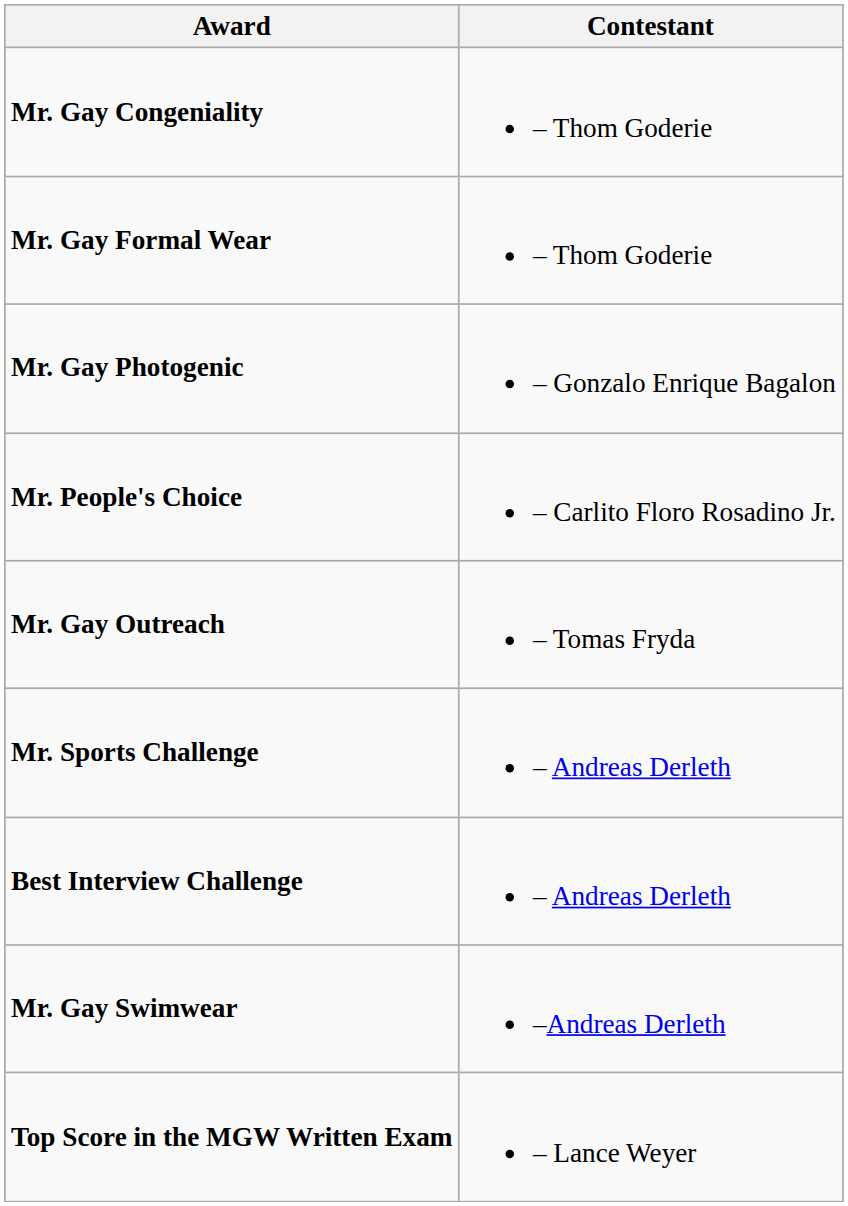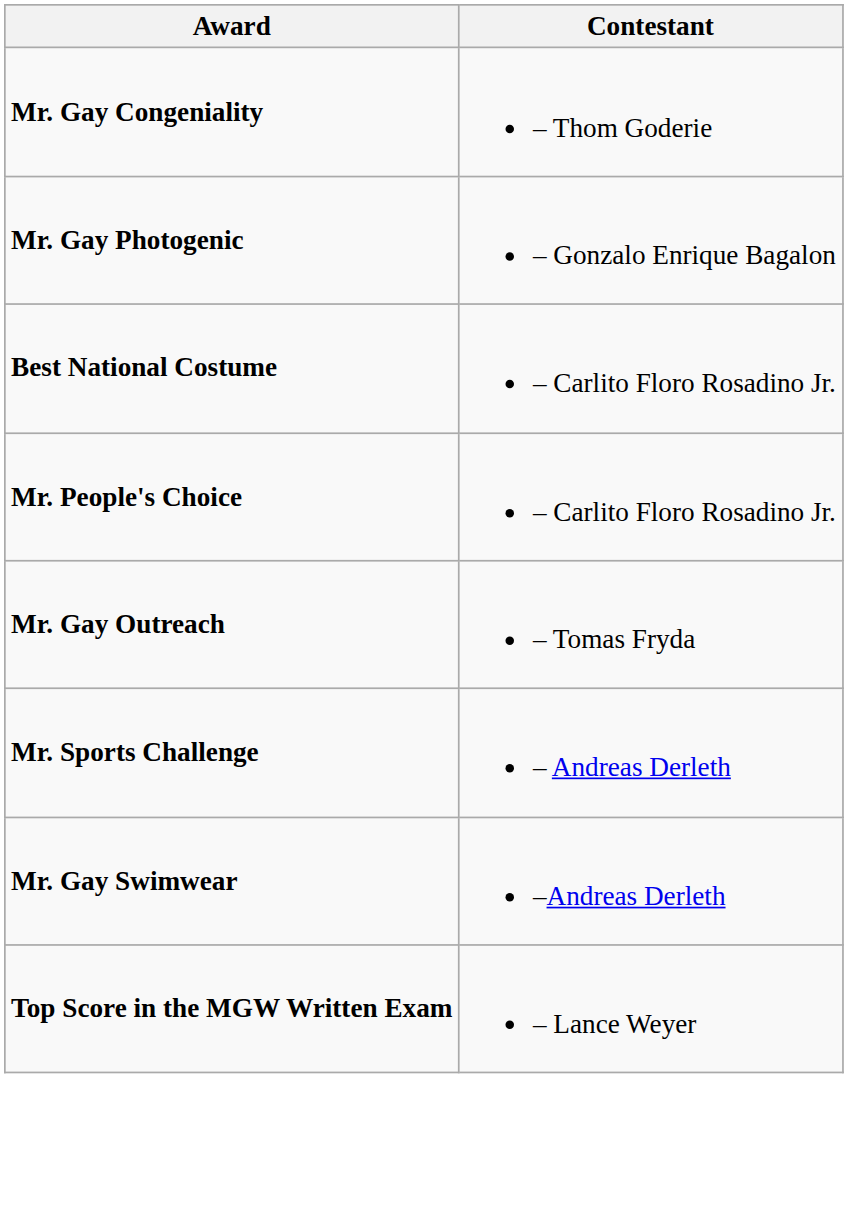- row: (141, 239)
+ row: (144, 367)
- row: (157, 880)
